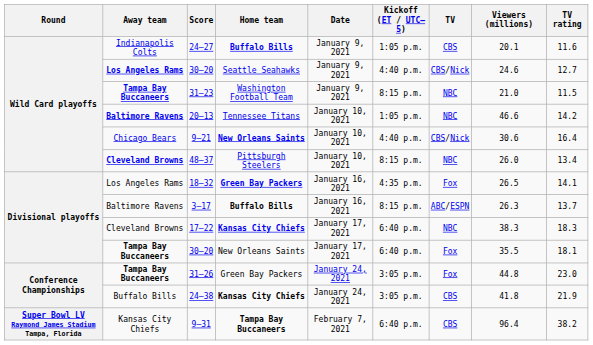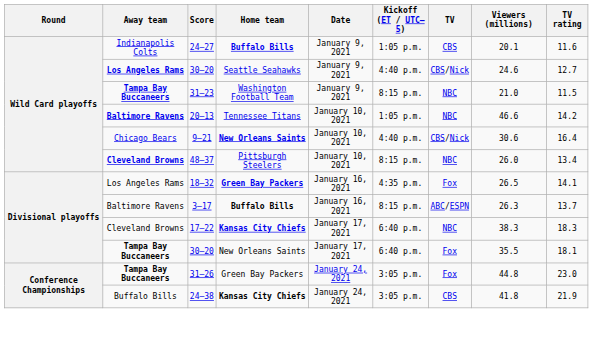- row: (201, 324)
